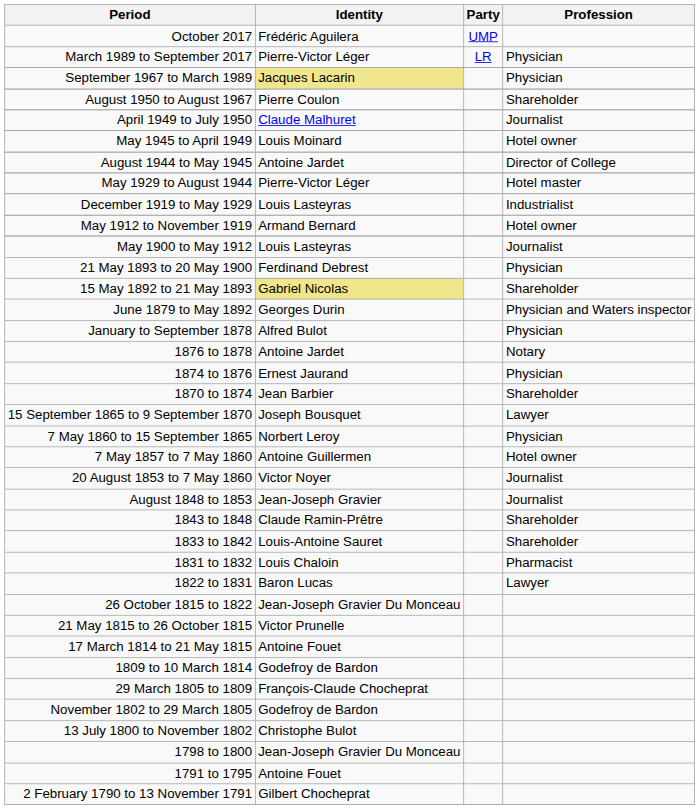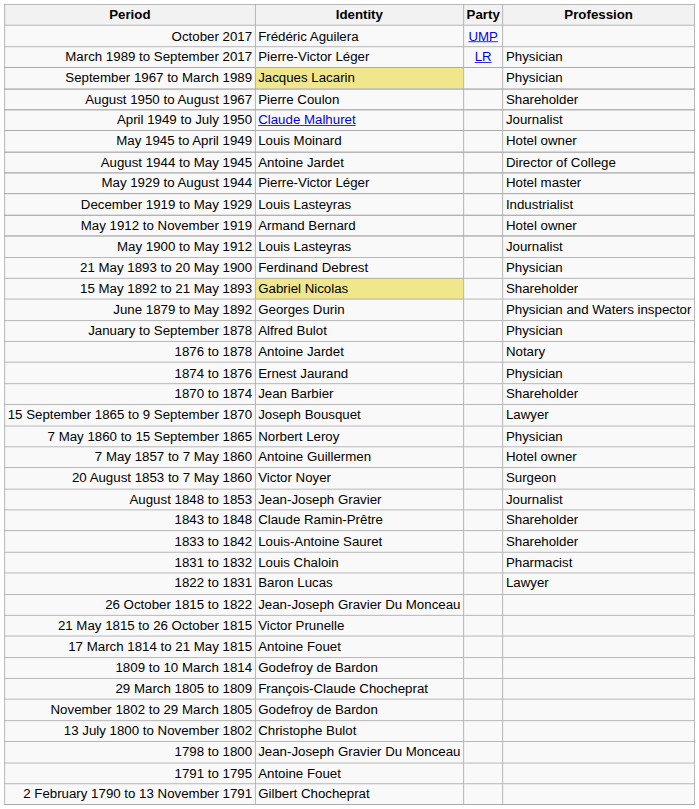(534, 478) Journalist -> (531, 478) Surgeon
